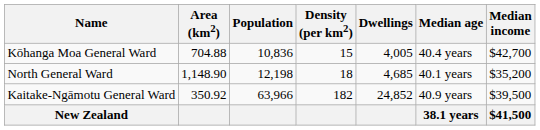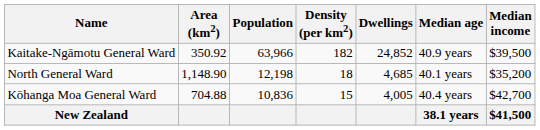rows swapped: (91, 94) <-> (82, 53)
